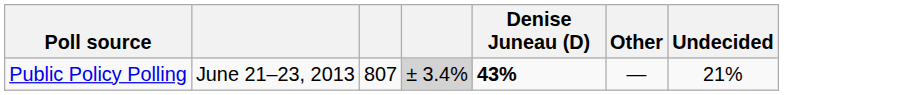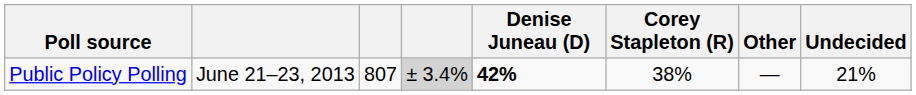+ column: (672, 31)
(497, 74) 43% -> (497, 74) 42%
